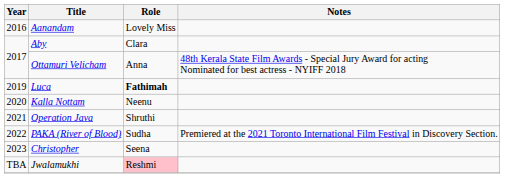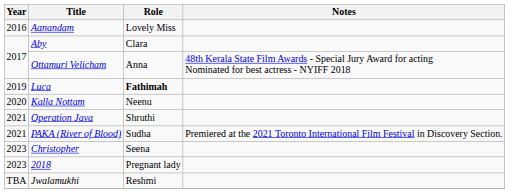(17, 133) 2022 -> (17, 133) 2021
+ row: (41, 165)
(141, 165) pink background -> (141, 180) no background
